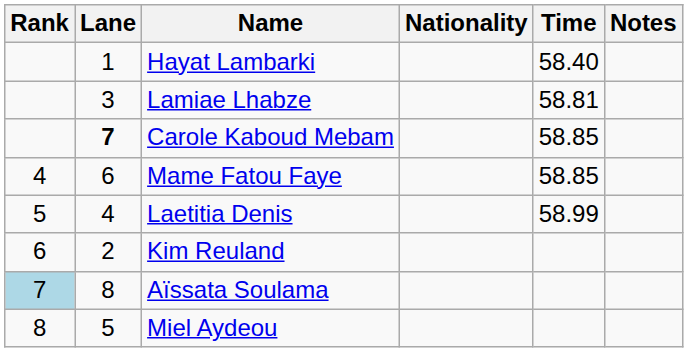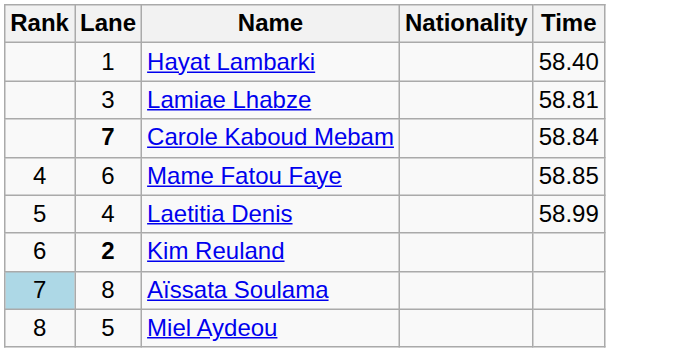- column: (643, 23)
(569, 137) 58.85 -> (569, 137) 58.84
(108, 251) normal -> (108, 251) bold
